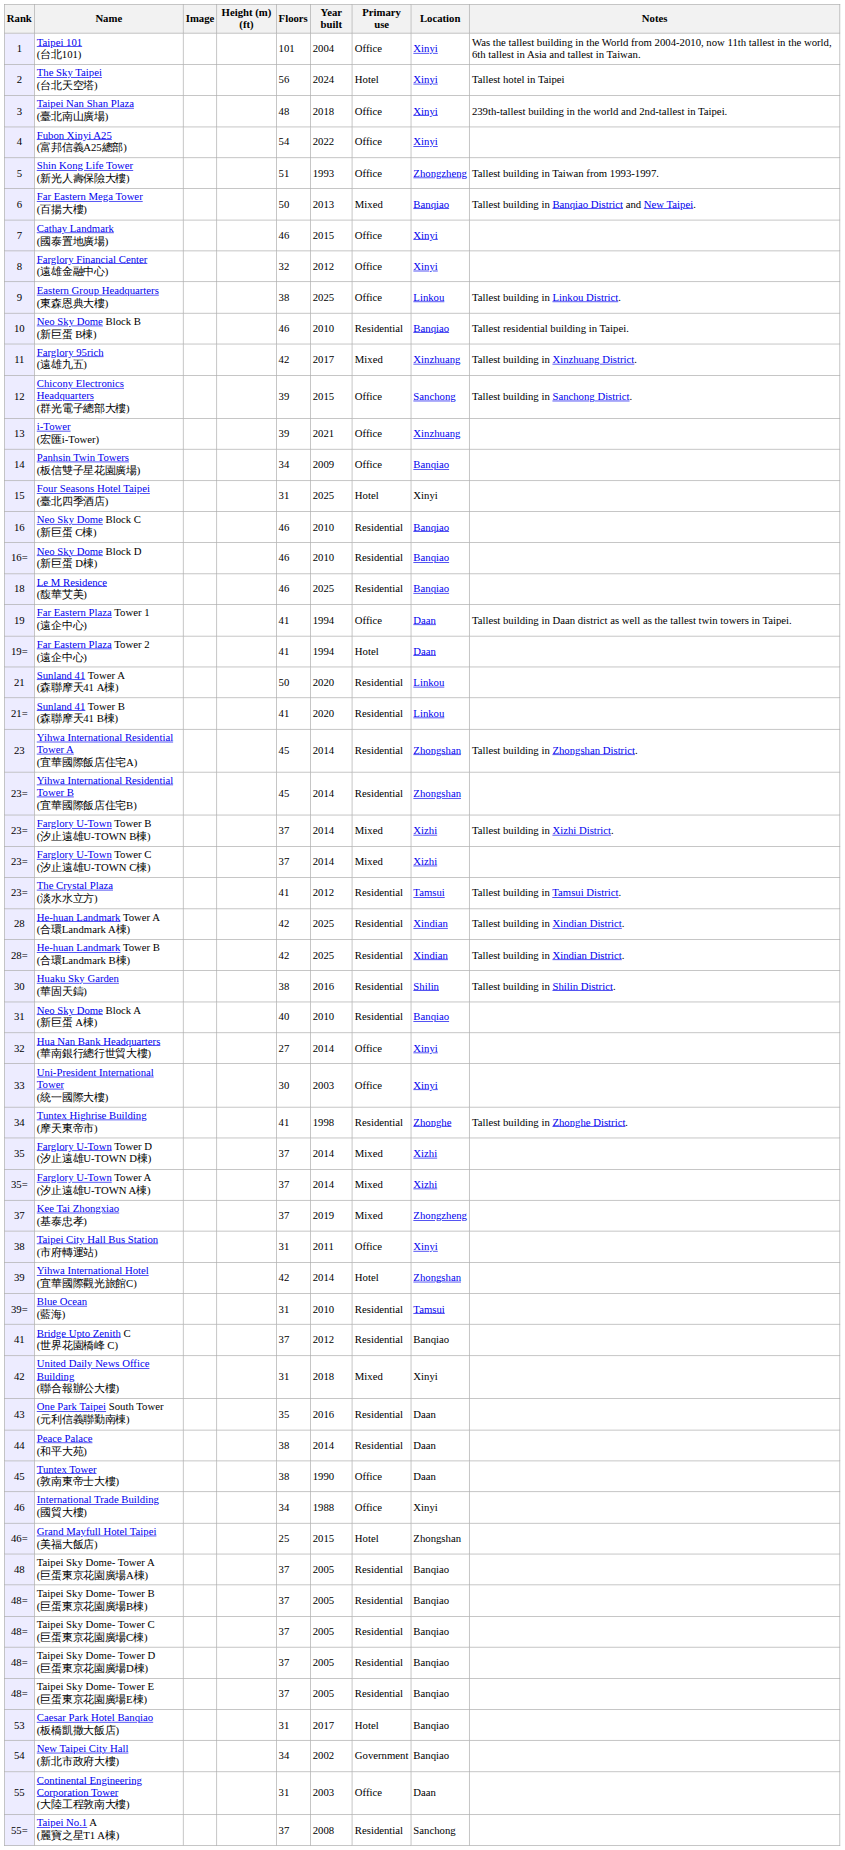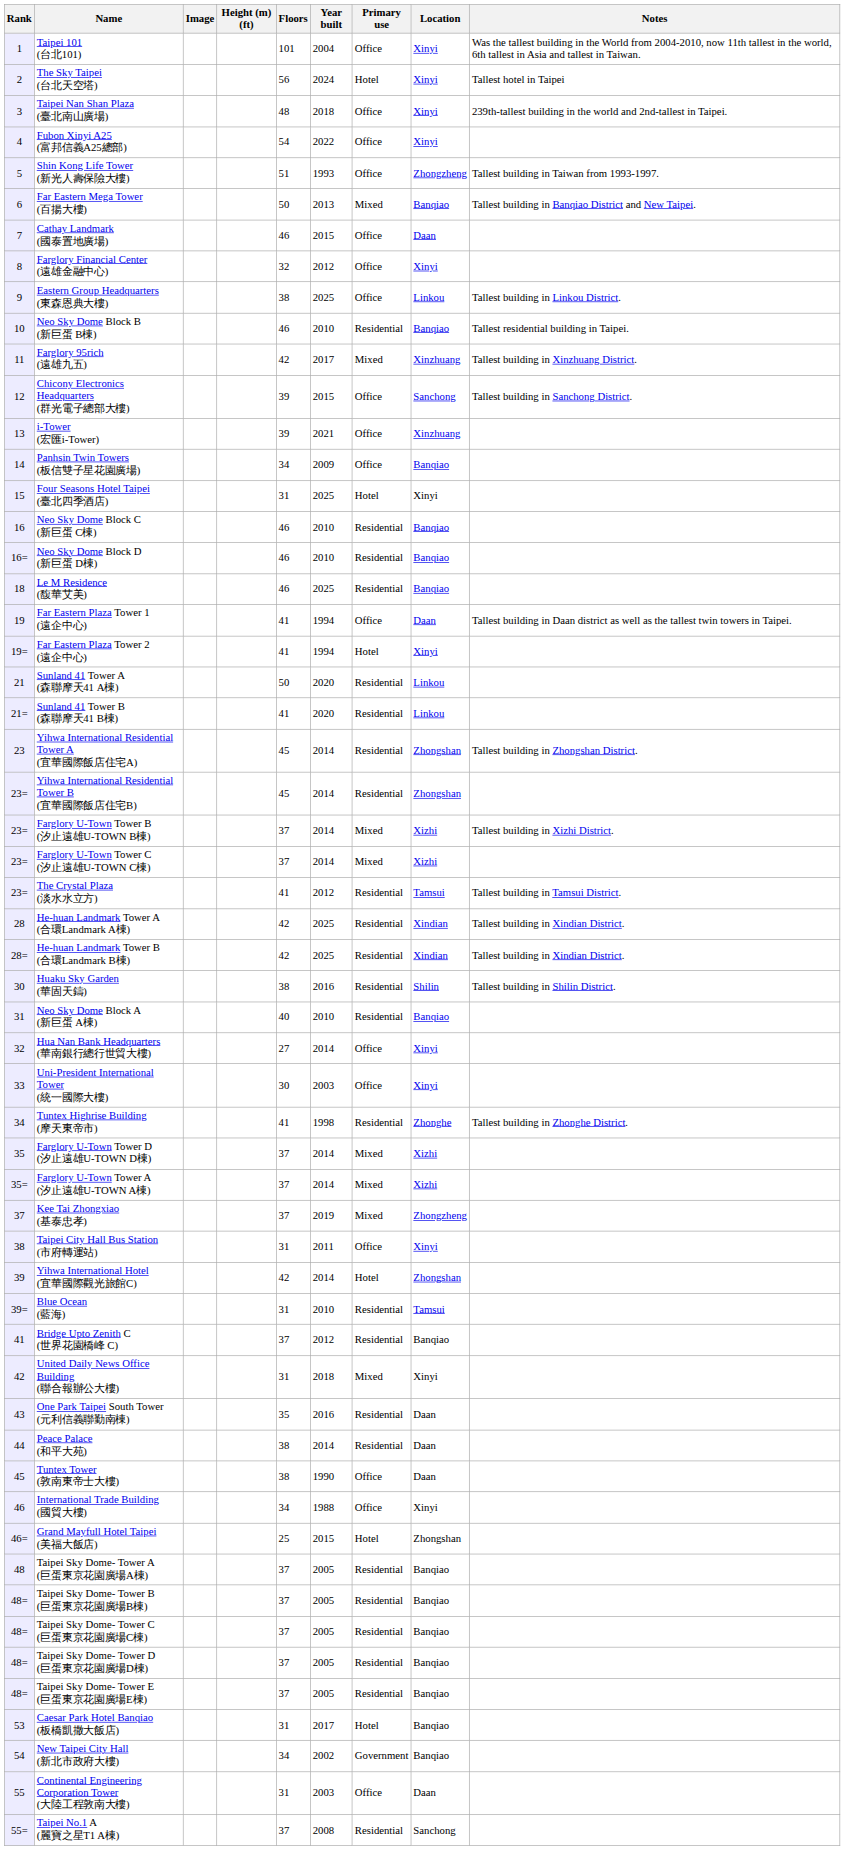(426, 235) Xinyi -> (425, 235) Daan
(425, 651) Daan -> (426, 651) Xinyi
